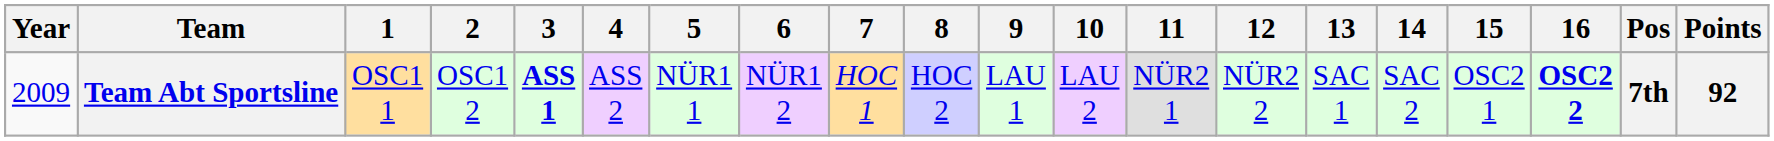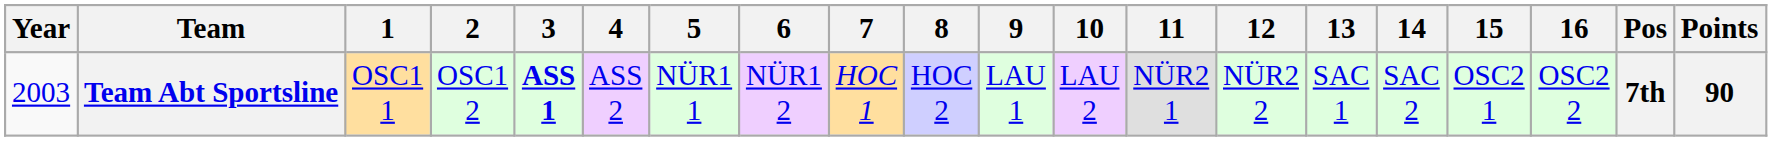(41, 93) 2009 -> (41, 93) 2003
(1576, 93) bold -> (1574, 93) normal
(1723, 93) 92 -> (1720, 93) 90
